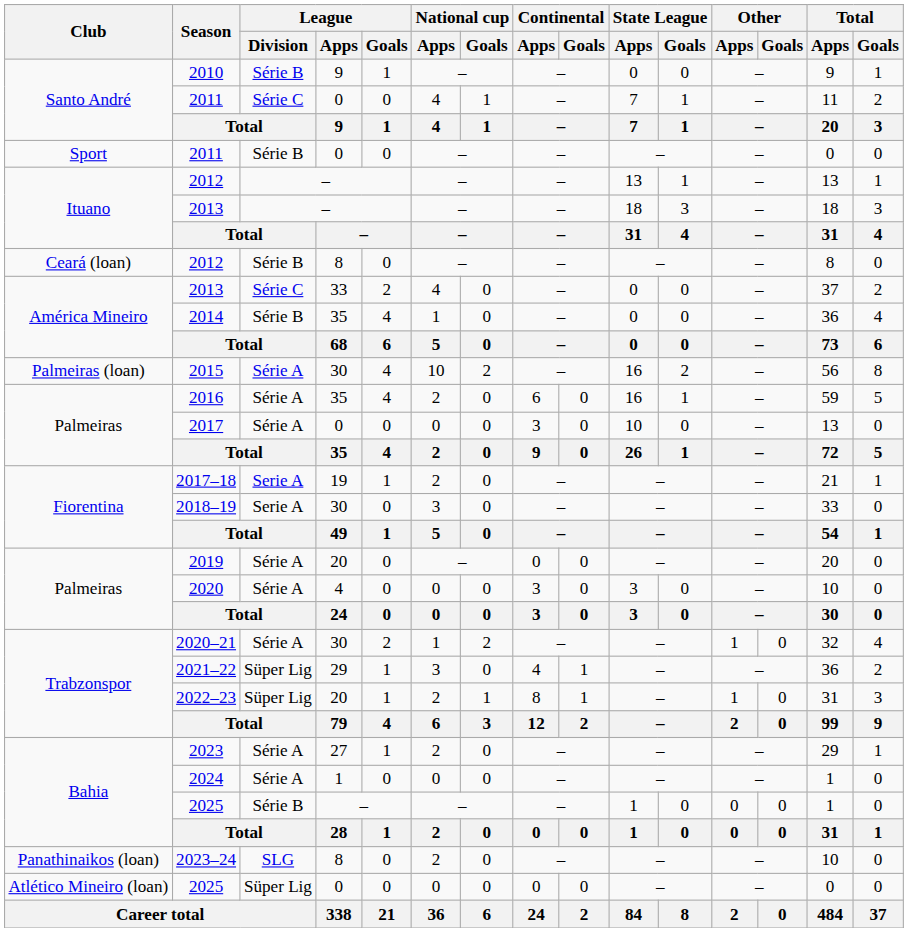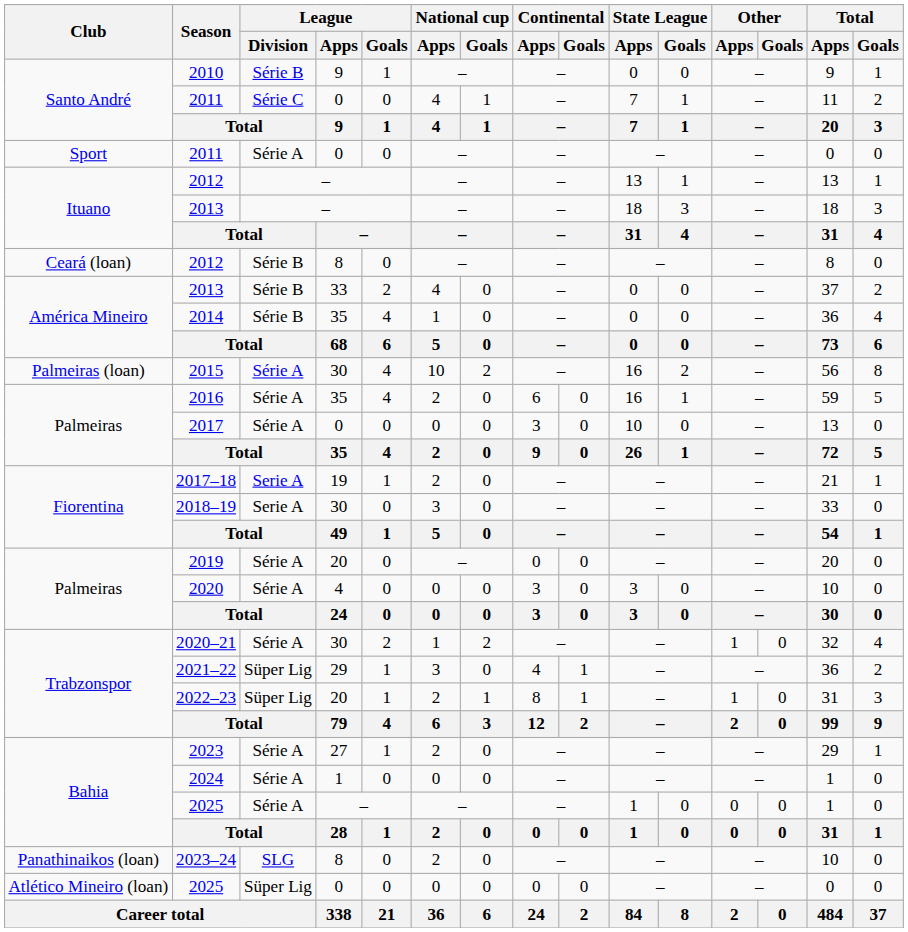(278, 153) Série B -> (278, 153) Série A
(278, 289) Série C -> (278, 289) Série B
(278, 805) Série B -> (278, 805) Série A
